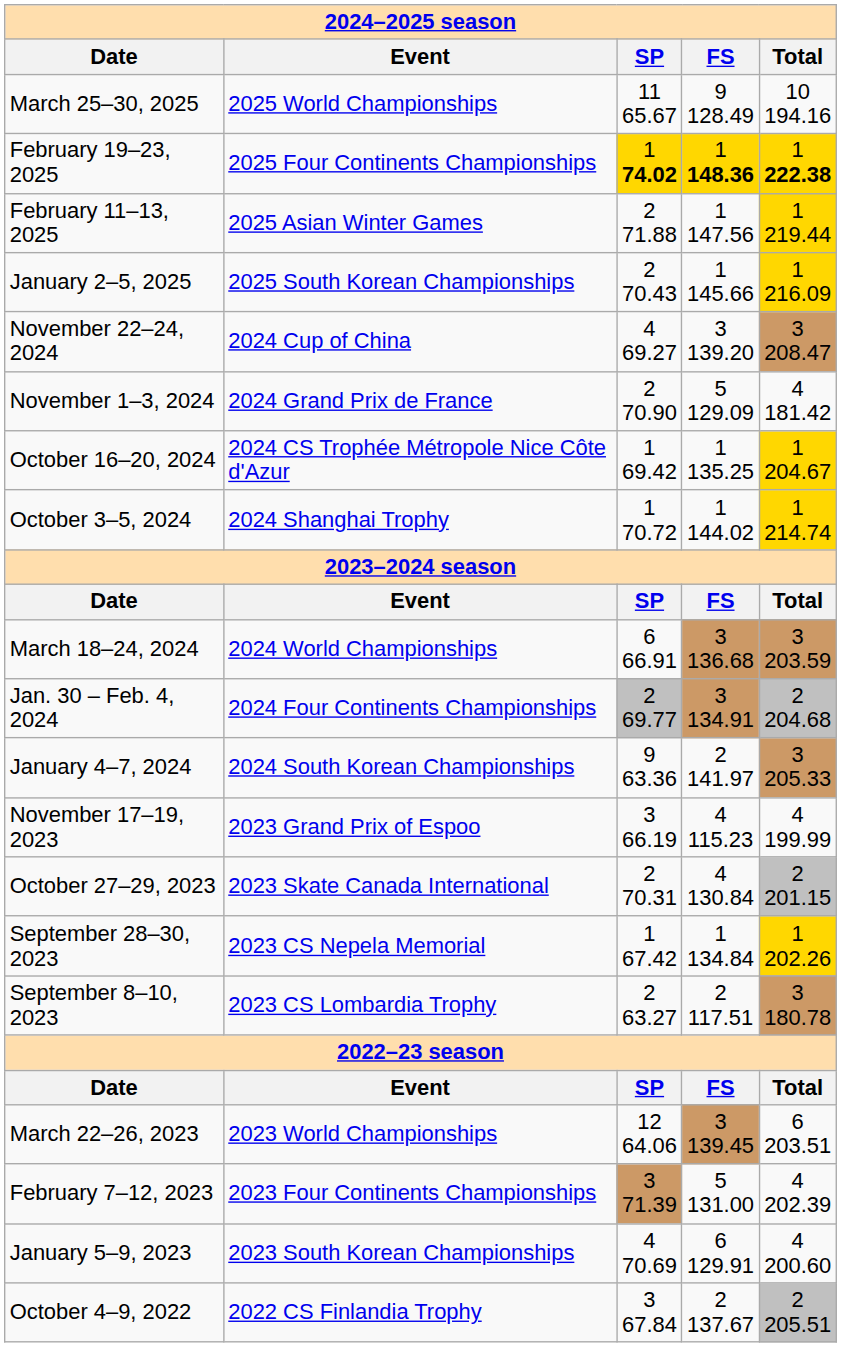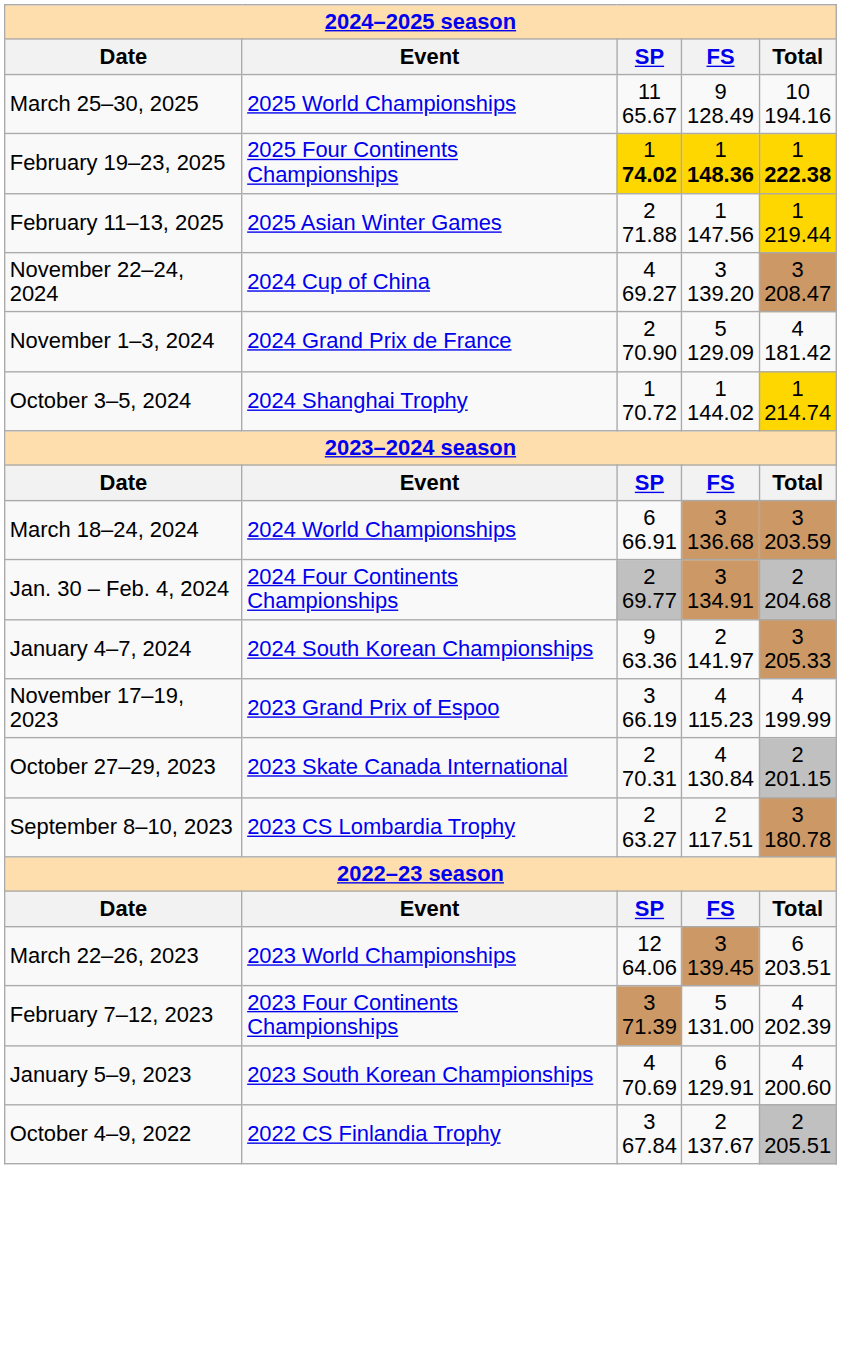- row: (101, 282)
- row: (113, 460)
- row: (100, 945)
